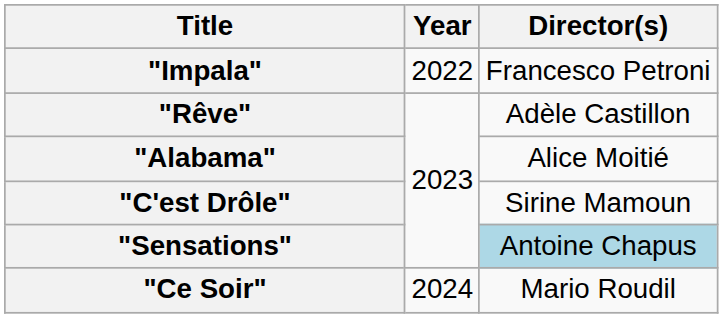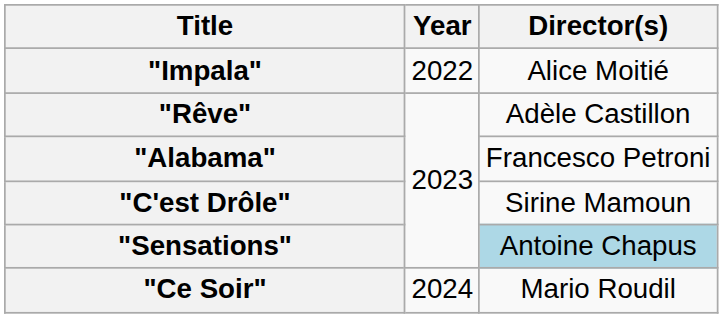(598, 70) Francesco Petroni -> (598, 70) Alice Moitié
(598, 158) Alice Moitié -> (598, 158) Francesco Petroni
